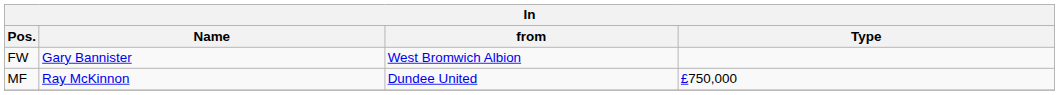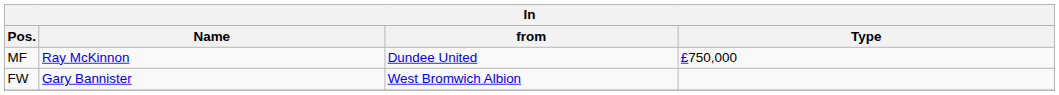rows swapped: (17, 79) <-> (18, 57)
